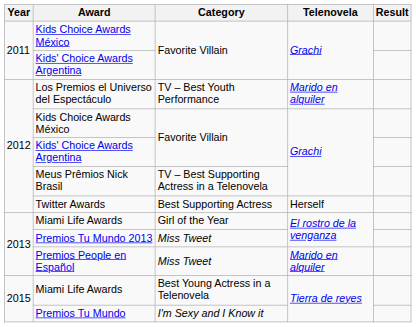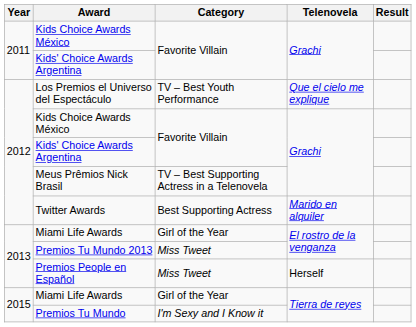(314, 94) Marido en alquiler -> (327, 94) Que el cielo me explique
(307, 204) Herself -> (313, 210) Marido en alquiler
(314, 261) Marido en alquiler -> (306, 273) Herself
(214, 290) Best Young Actress in a Telenovela -> (193, 296) Girl of the Year
